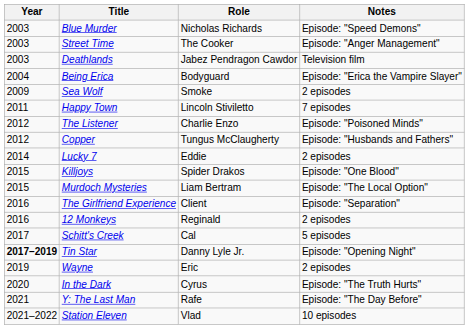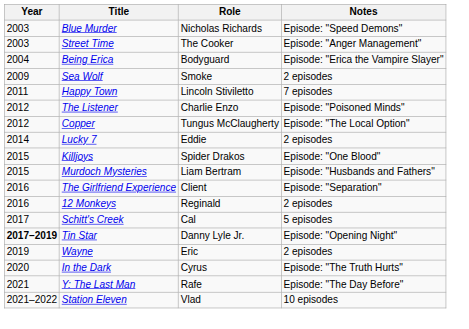- row: (87, 60)
(377, 140) Episode: "Husbands and Fathers" -> (347, 124) Episode: "The Local Option"
(365, 188) Episode: "The Local Option" -> (359, 172) Episode: "Husbands and Fathers"
